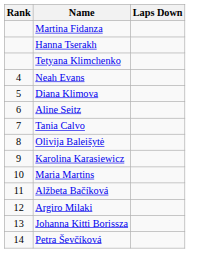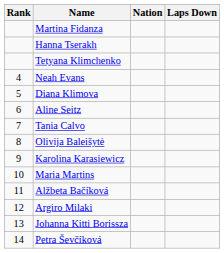+ column: (148, 12)
